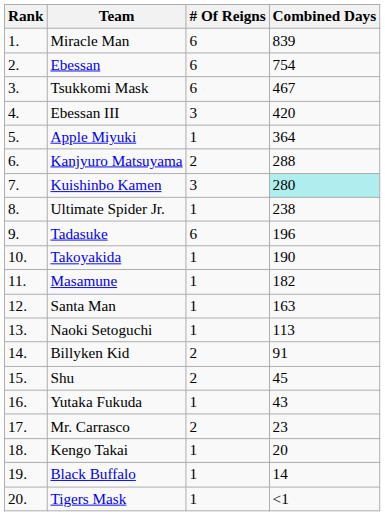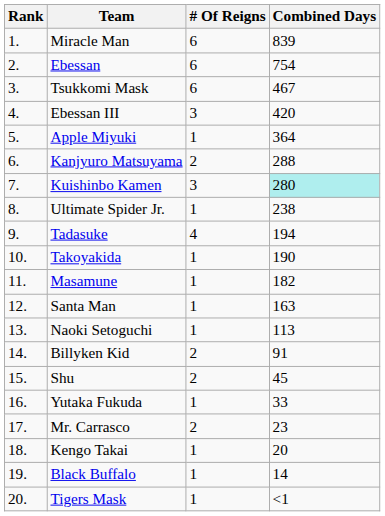(193, 233) 6 -> (193, 233) 4
(284, 233) 196 -> (284, 233) 194
(280, 402) 43 -> (280, 402) 33
